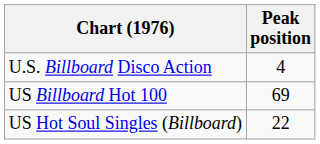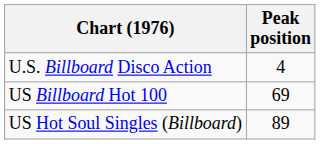(281, 124) 22 -> (281, 124) 89
